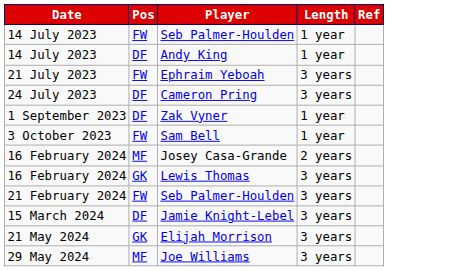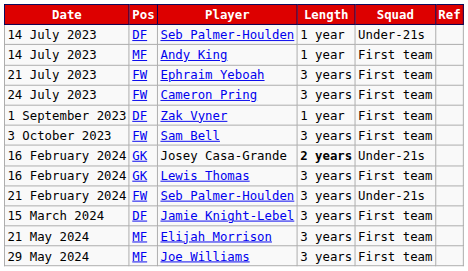+ column: (395, 15)
(140, 35) FW -> (140, 35) DF
(140, 55) DF -> (140, 55) MF
(140, 95) DF -> (140, 95) FW
(322, 135) 1 year -> (326, 135) 3 years
(140, 155) MF -> (140, 155) GK
(326, 155) normal -> (326, 155) bold
(140, 236) GK -> (140, 236) MF
